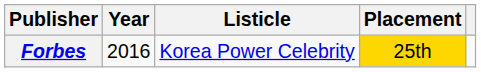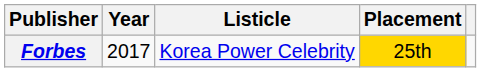(129, 50) 2016 -> (129, 50) 2017
